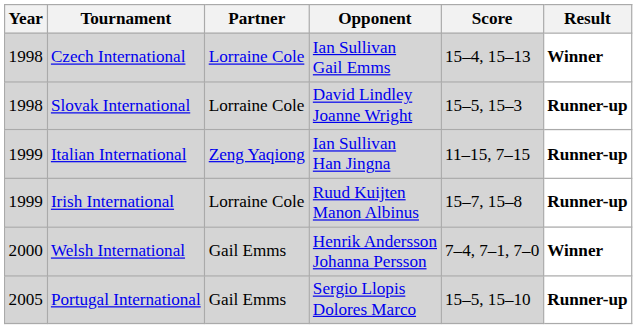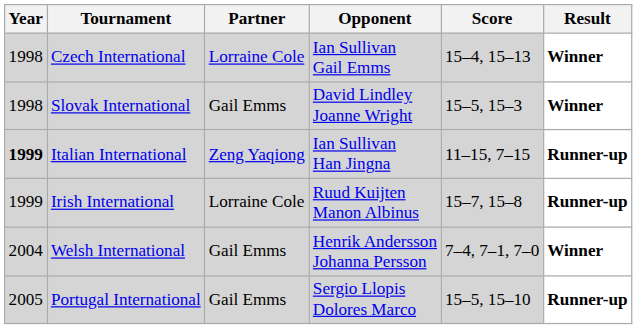(257, 105) Lorraine Cole -> (248, 105) Gail Emms
(587, 105) Runner-up -> (575, 105) Winner
(26, 154) normal -> (26, 154) bold
(26, 251) 2000 -> (26, 251) 2004
